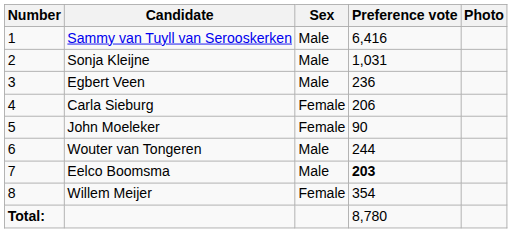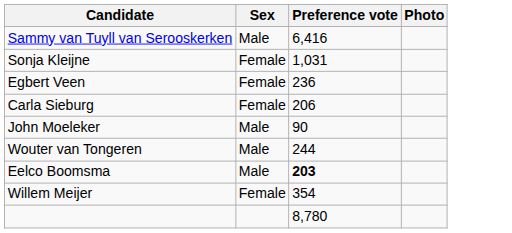- column: (34, 15)
(314, 60) Male -> (262, 60) Female
(314, 82) Male -> (262, 82) Female
(322, 127) Female -> (254, 127) Male
